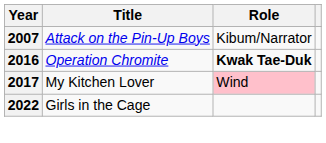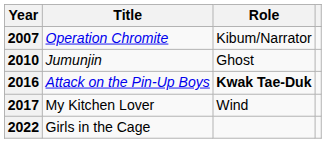(128, 37) Attack on the Pin-Up Boys -> (107, 37) Operation Chromite
+ row: (23, 60)
(107, 60) Operation Chromite -> (128, 82) Attack on the Pin-Up Boys
(232, 82) pink background -> (232, 104) no background
